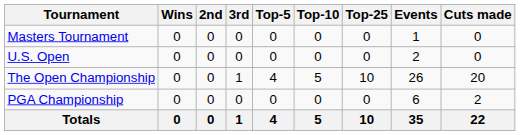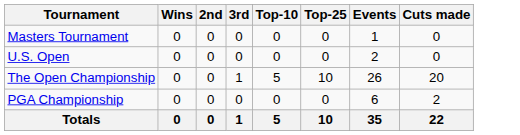- column: (273, 15)
